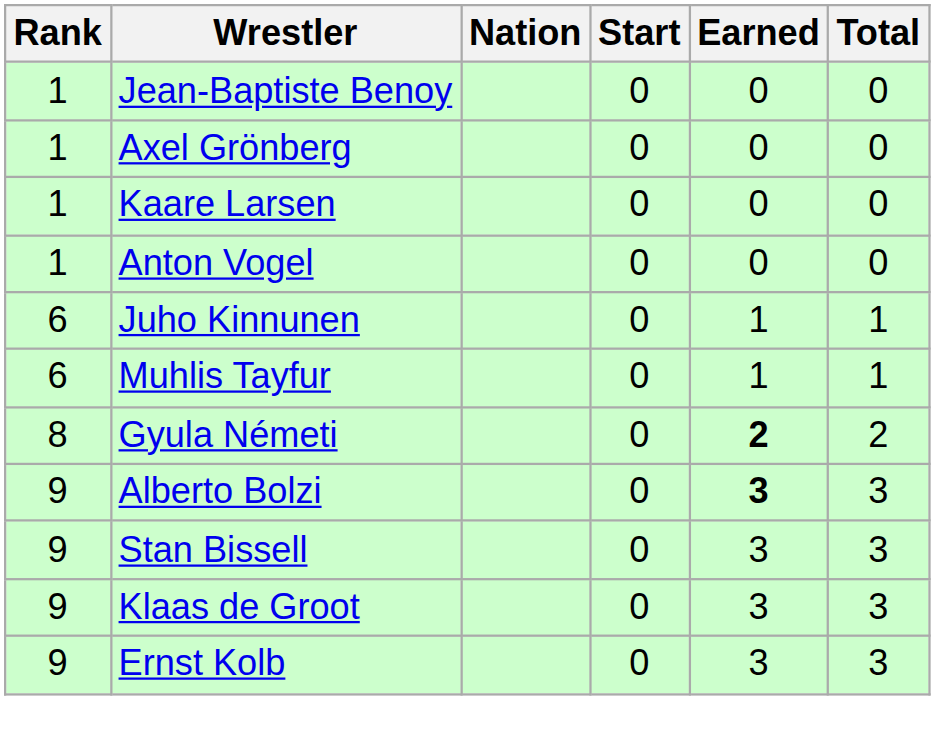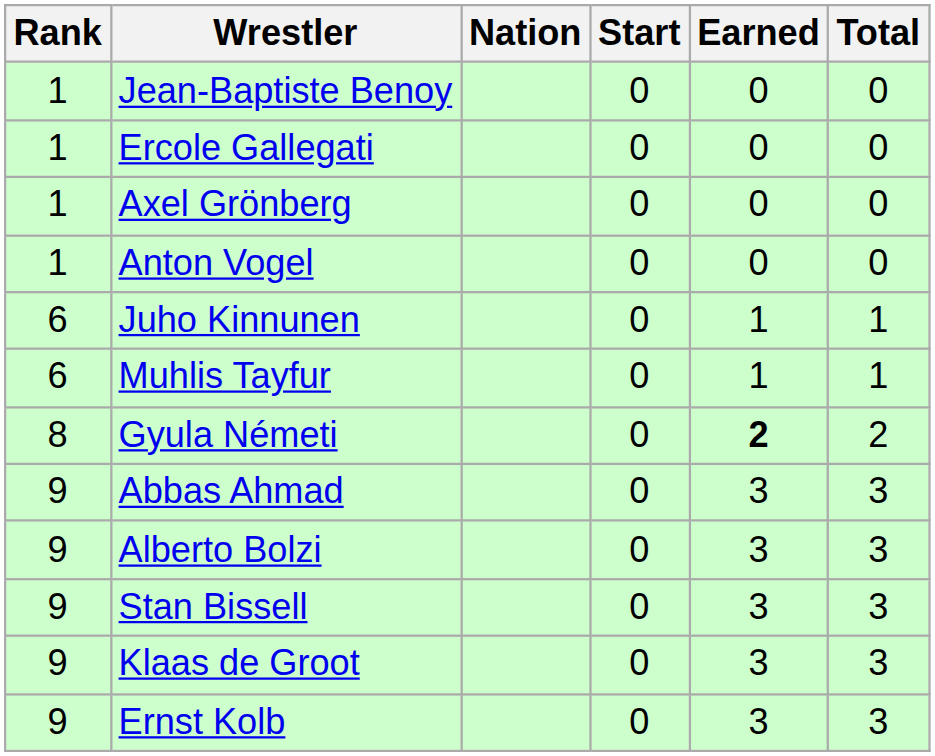+ row: (246, 147)
- row: (227, 205)
+ row: (231, 491)
(758, 491) bold -> (758, 549) normal
